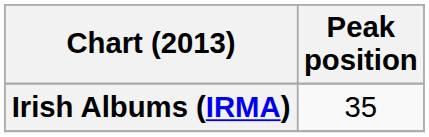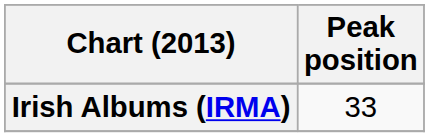(361, 107) 35 -> (361, 107) 33
